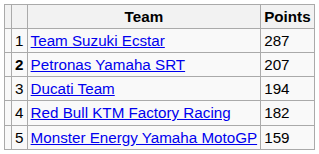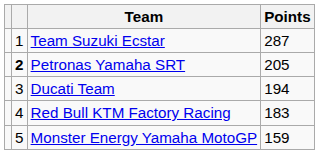(277, 65) 207 -> (277, 65) 205
(277, 113) 182 -> (277, 113) 183
